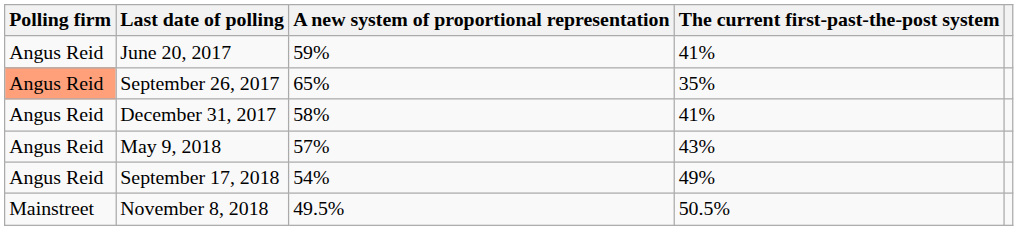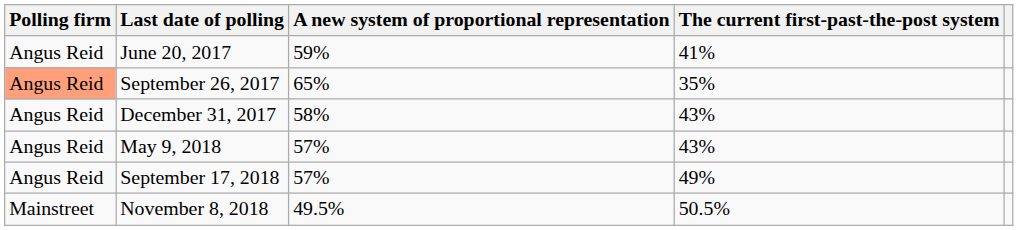(697, 114) 41% -> (697, 114) 43%
(311, 177) 54% -> (311, 177) 57%
